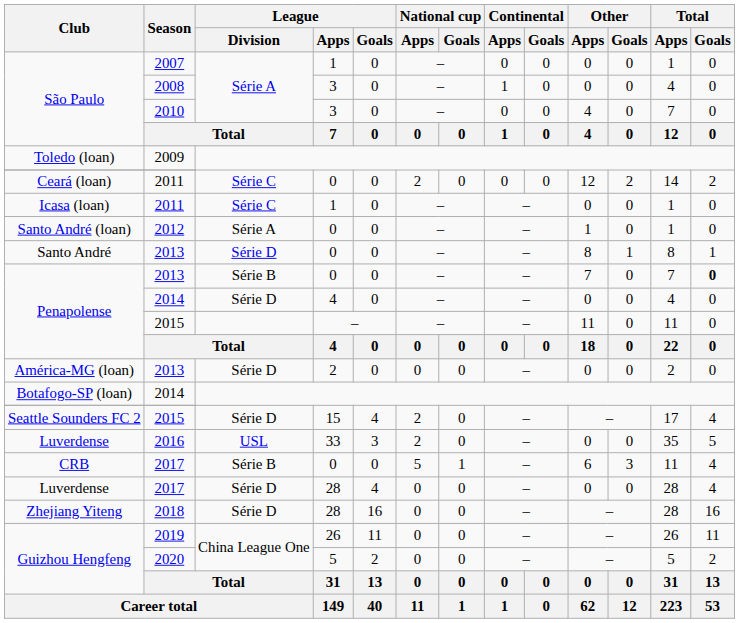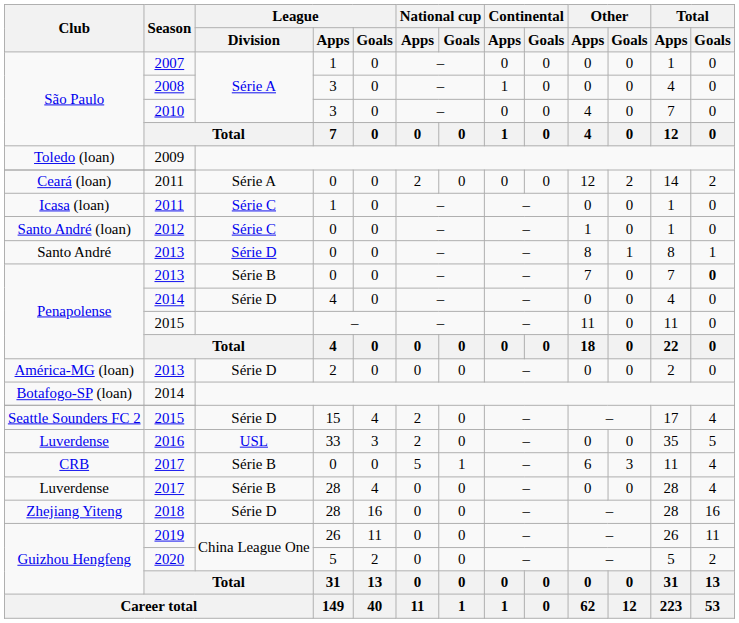(254, 181) Série C -> (254, 181) Série A
(254, 228) Série A -> (254, 228) Série C
(254, 488) Série D -> (254, 488) Série B
